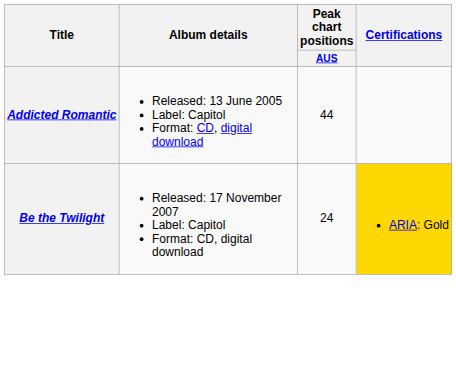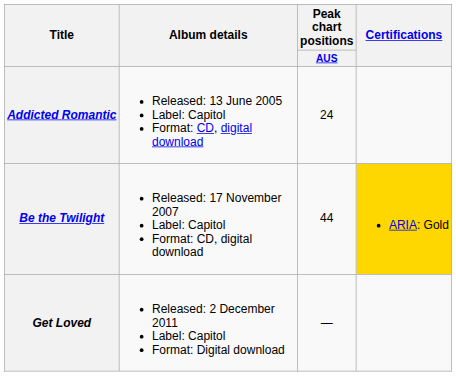(327, 115) 44 -> (327, 115) 24
(327, 218) 24 -> (327, 218) 44
+ row: (62, 322)
